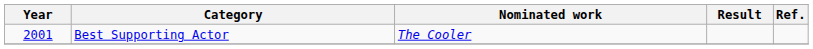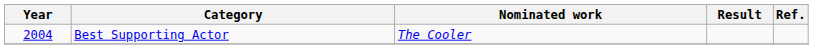(38, 34) 2001 -> (38, 34) 2004
